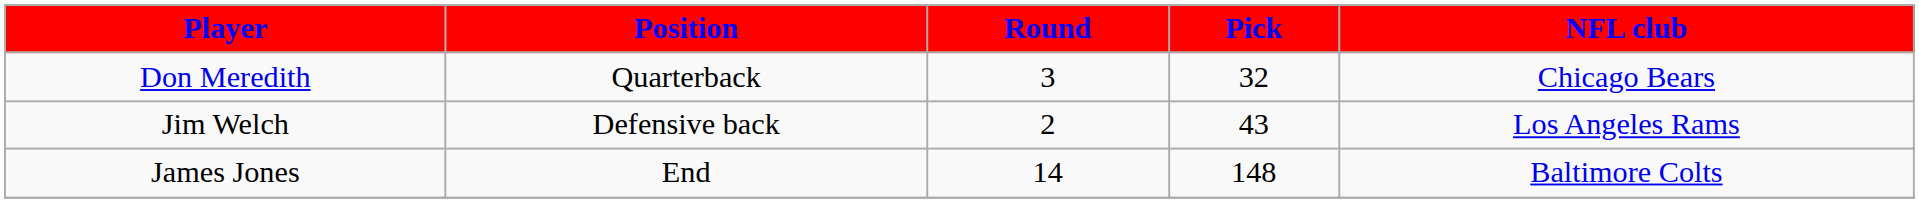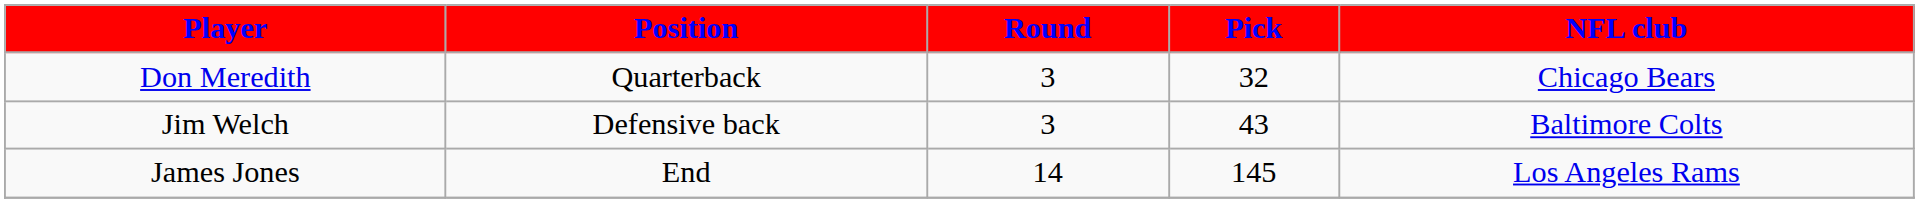(1048, 124) 2 -> (1048, 124) 3
(1626, 124) Los Angeles Rams -> (1626, 124) Baltimore Colts
(1254, 172) 148 -> (1254, 172) 145
(1626, 172) Baltimore Colts -> (1626, 172) Los Angeles Rams
